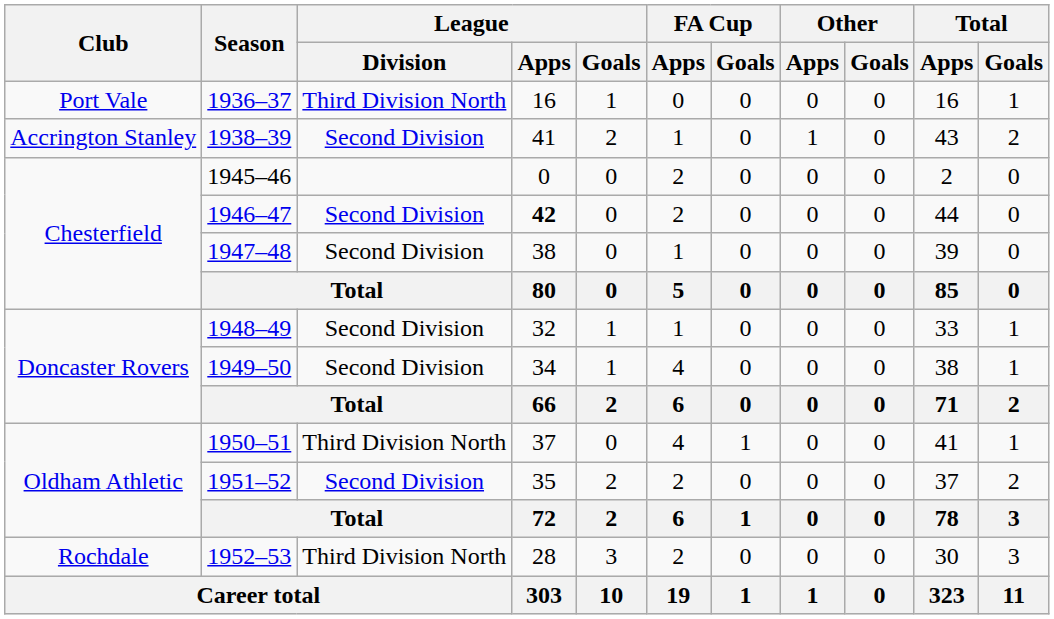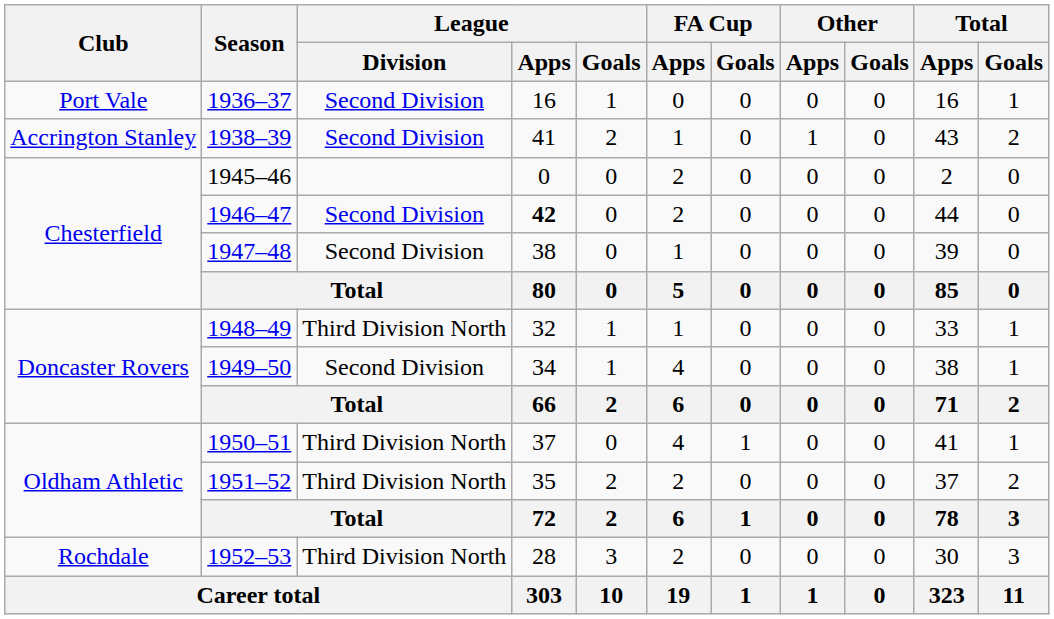(404, 99) Third Division North -> (404, 99) Second Division
(404, 328) Second Division -> (404, 328) Third Division North
(404, 480) Second Division -> (404, 480) Third Division North
